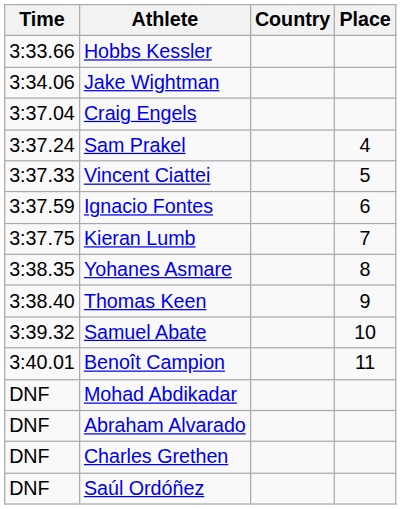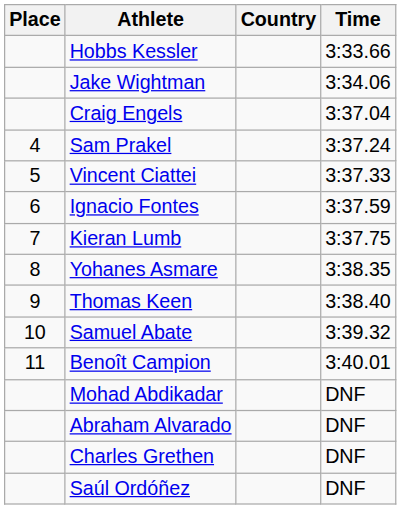columns swapped: (365, 20) <-> (42, 20)
